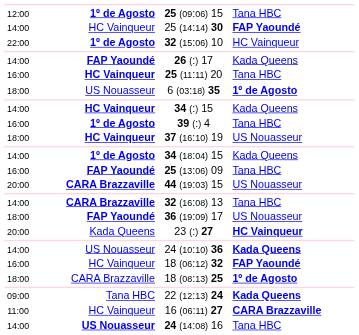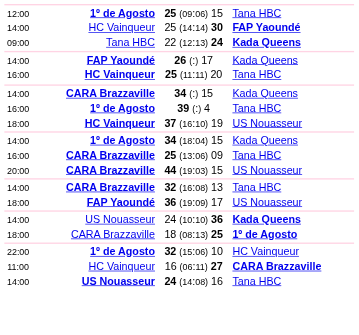rows swapped: (18, 43) <-> (18, 296)
- row: (18, 91)
(120, 108) HC Vainqueur -> (110, 93) CARA Brazzaville
(121, 170) FAP Yaoundé -> (110, 155) CARA Brazzaville
- row: (18, 232)
- row: (18, 264)
